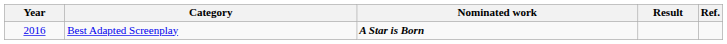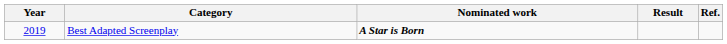(34, 30) 2016 -> (34, 30) 2019
